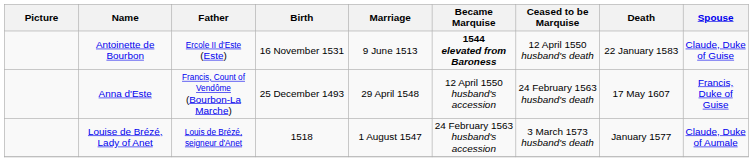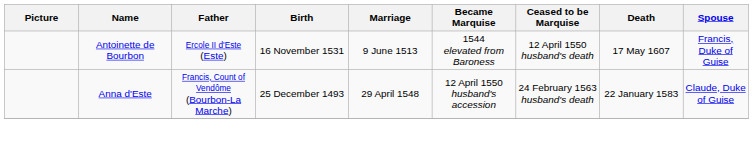(474, 50) bold -> (474, 50) normal
(641, 50) 22 January 1583 -> (641, 50) 17 May 1607
(716, 50) Claude, Duke of Guise -> (716, 50) Francis, Duke of Guise
(641, 94) 17 May 1607 -> (641, 94) 22 January 1583
(716, 94) Francis, Duke of Guise -> (716, 94) Claude, Duke of Guise
- row: (125, 137)
